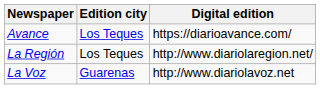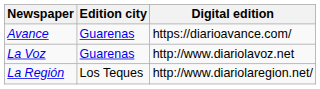(111, 34) Los Teques -> (107, 34) Guarenas
rows swapped: (36, 53) <-> (26, 73)
